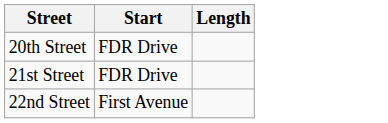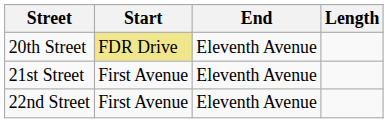+ column: (257, 18)
(138, 46) no background -> (138, 46) khaki background
(138, 74) FDR Drive -> (143, 74) First Avenue
